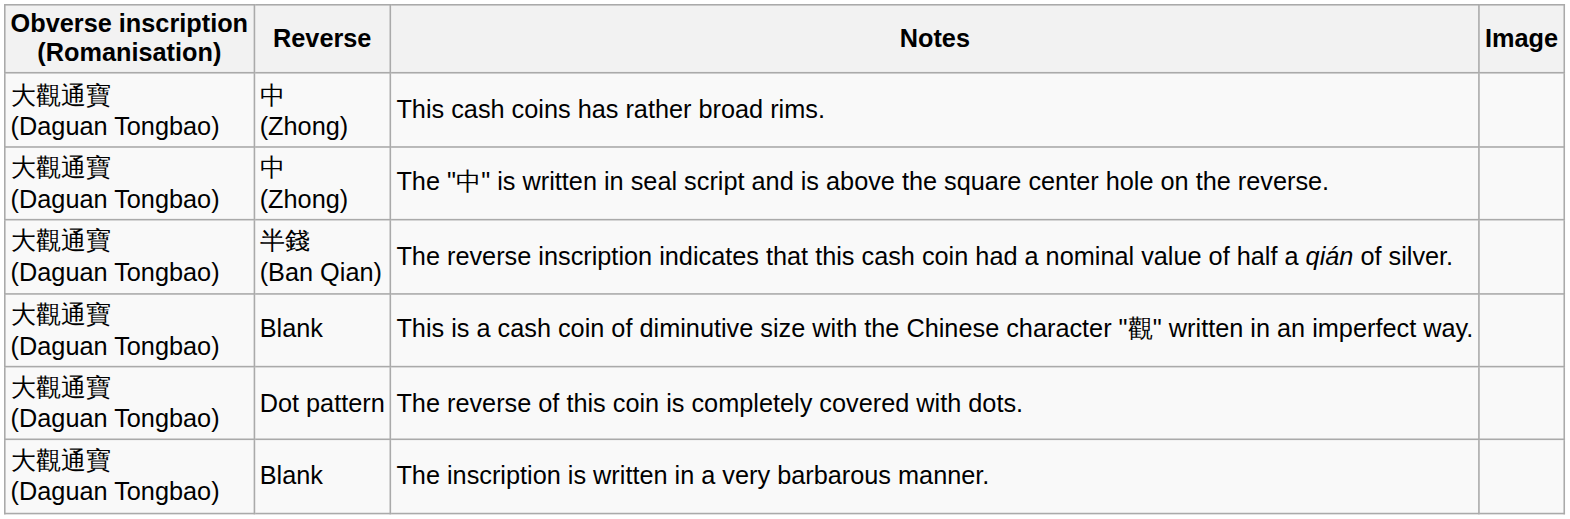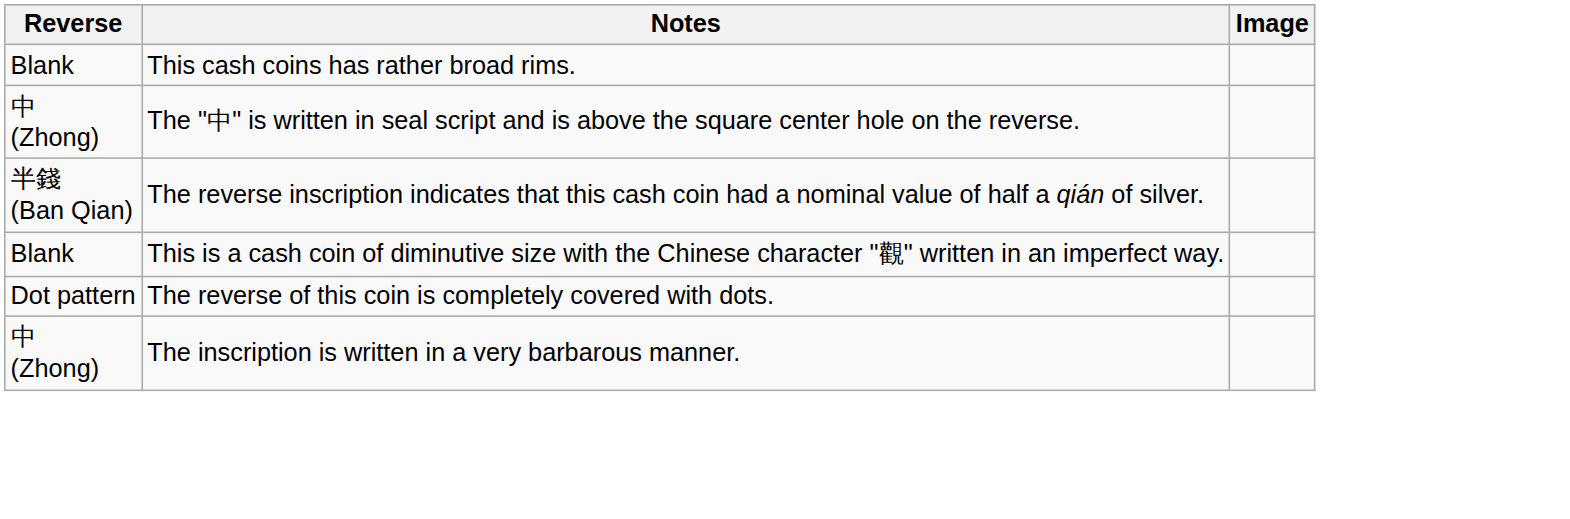- column: (129, 38)
(304, 110) 中 (Zhong) -> (42, 64) Blank
(291, 476) Blank -> (55, 353) 中 (Zhong)
